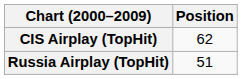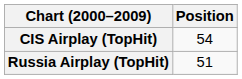(205, 39) 62 -> (205, 39) 54
